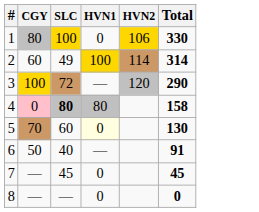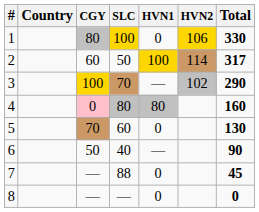+ column: (47, 15)
(66, 60) 49 -> (124, 60) 50
(177, 60) 314 -> (235, 60) 317
(66, 83) 72 -> (124, 83) 70
(139, 83) 120 -> (197, 83) 102
(66, 106) bold -> (124, 106) normal
(177, 106) 158 -> (235, 106) 160
(100, 128) lightyellow background -> (158, 128) no background
(177, 151) 91 -> (235, 151) 90
(66, 173) 45 -> (124, 173) 88
